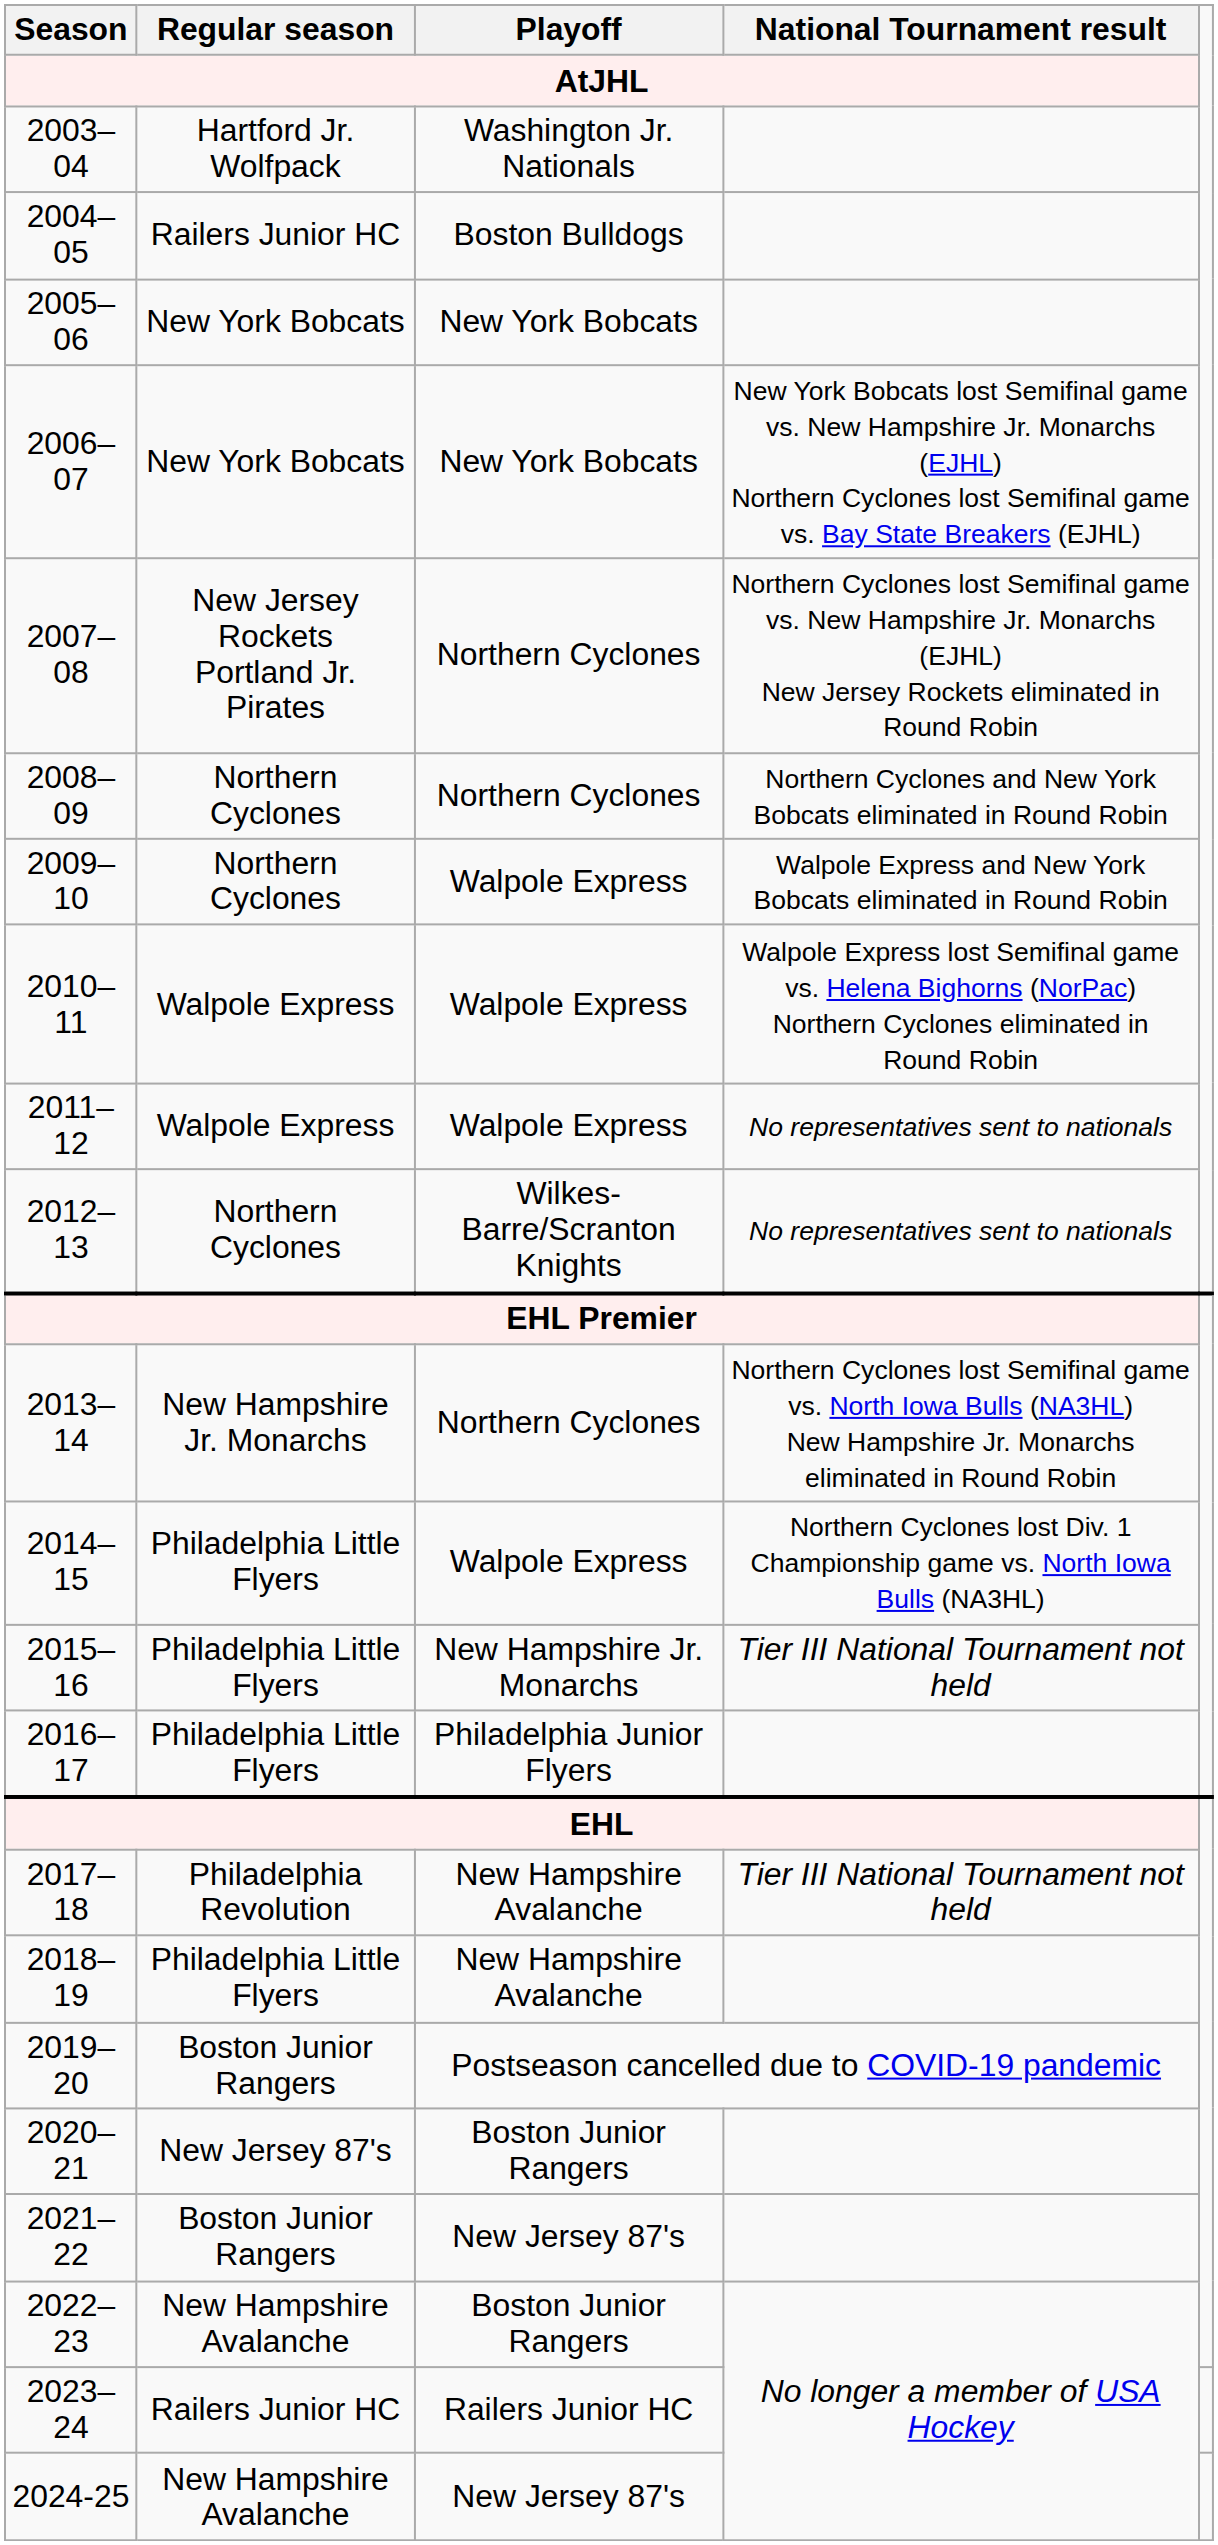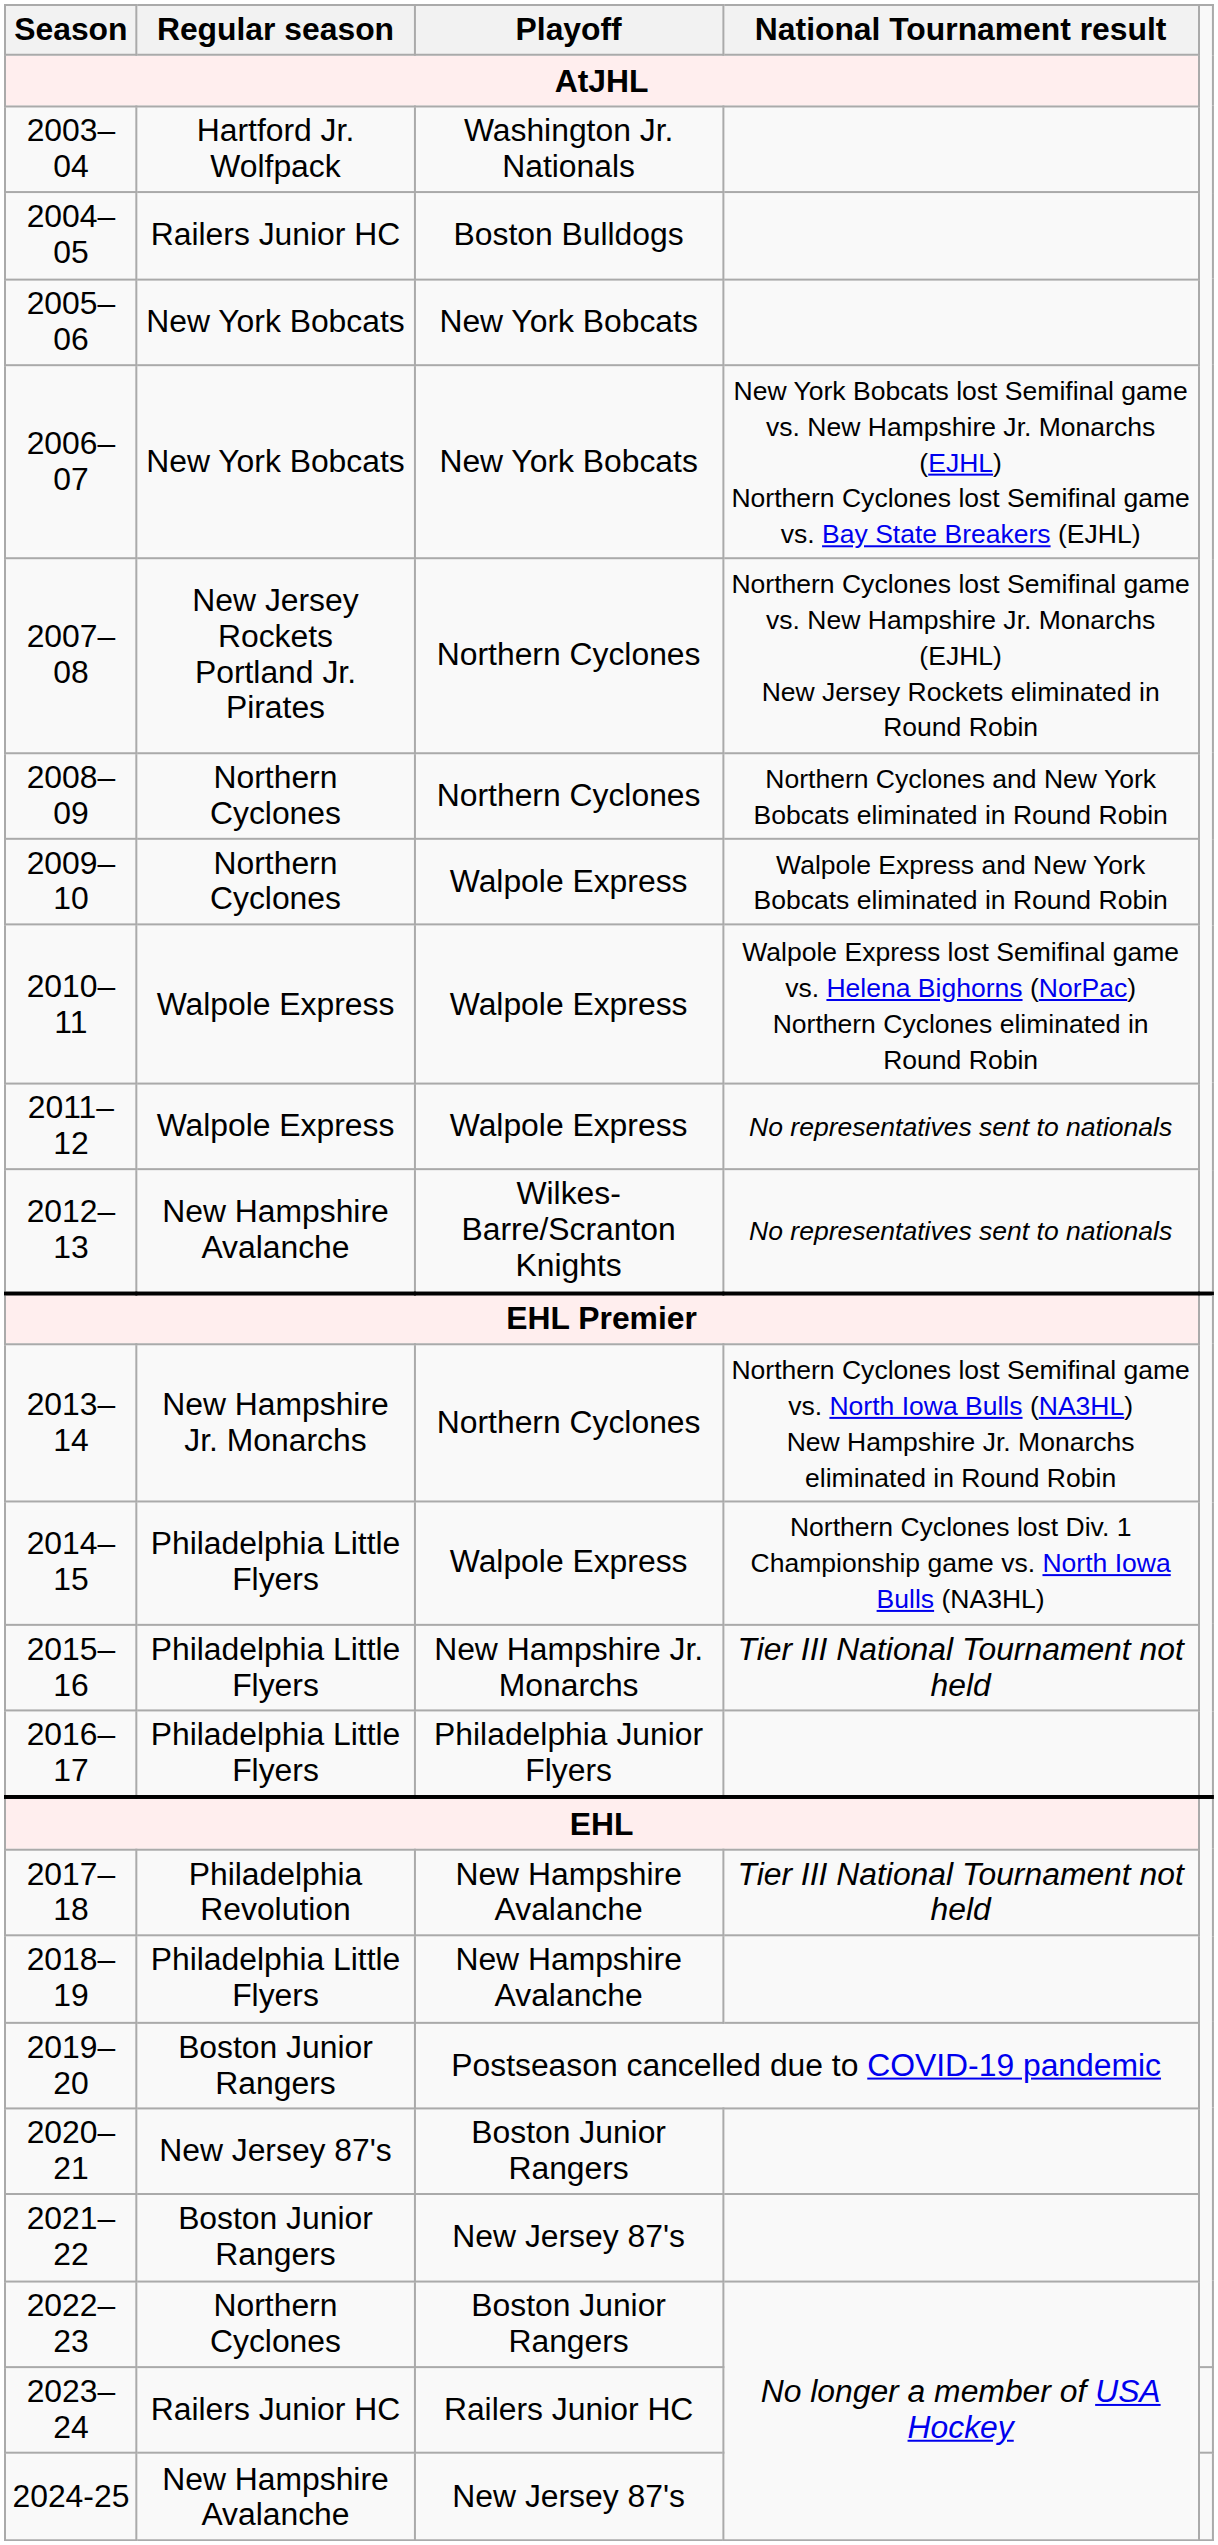(275, 1229) Northern Cyclones -> (275, 1229) New Hampshire Avalanche
(275, 2323) New Hampshire Avalanche -> (275, 2323) Northern Cyclones
